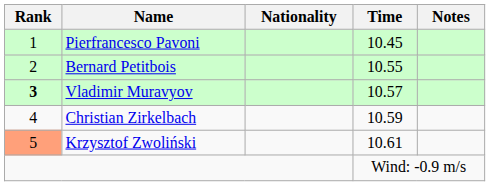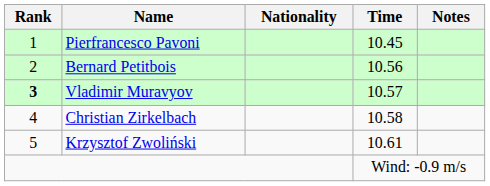(385, 67) 10.55 -> (385, 67) 10.56
(385, 117) 10.59 -> (385, 117) 10.58
(33, 142) lightsalmon background -> (33, 142) no background
